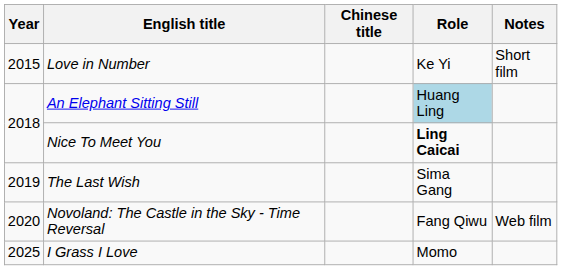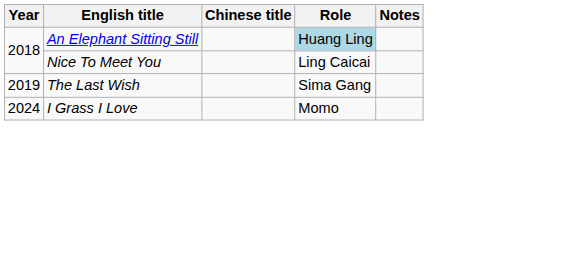- row: (98, 63)
(438, 142) bold -> (334, 62) normal
- row: (173, 221)
(24, 252) 2025 -> (24, 108) 2024
